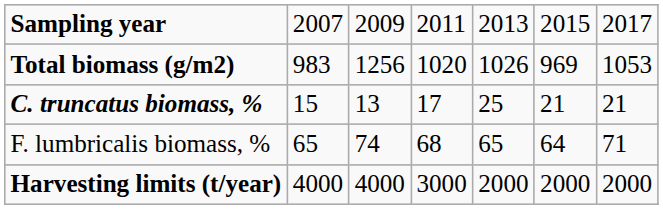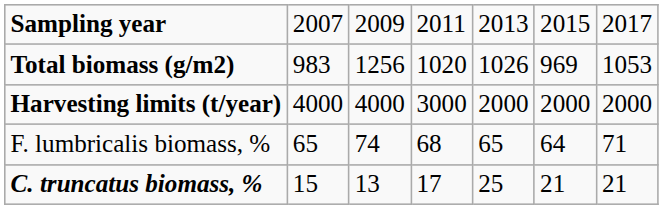rows swapped: (137, 104) <-> (146, 183)
